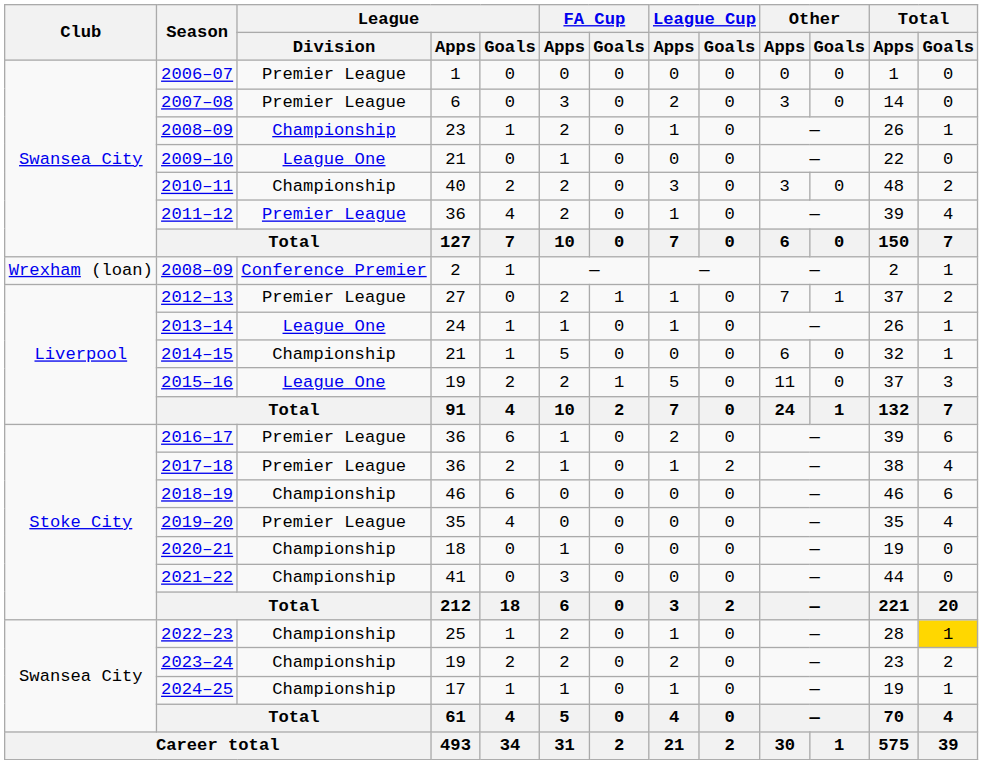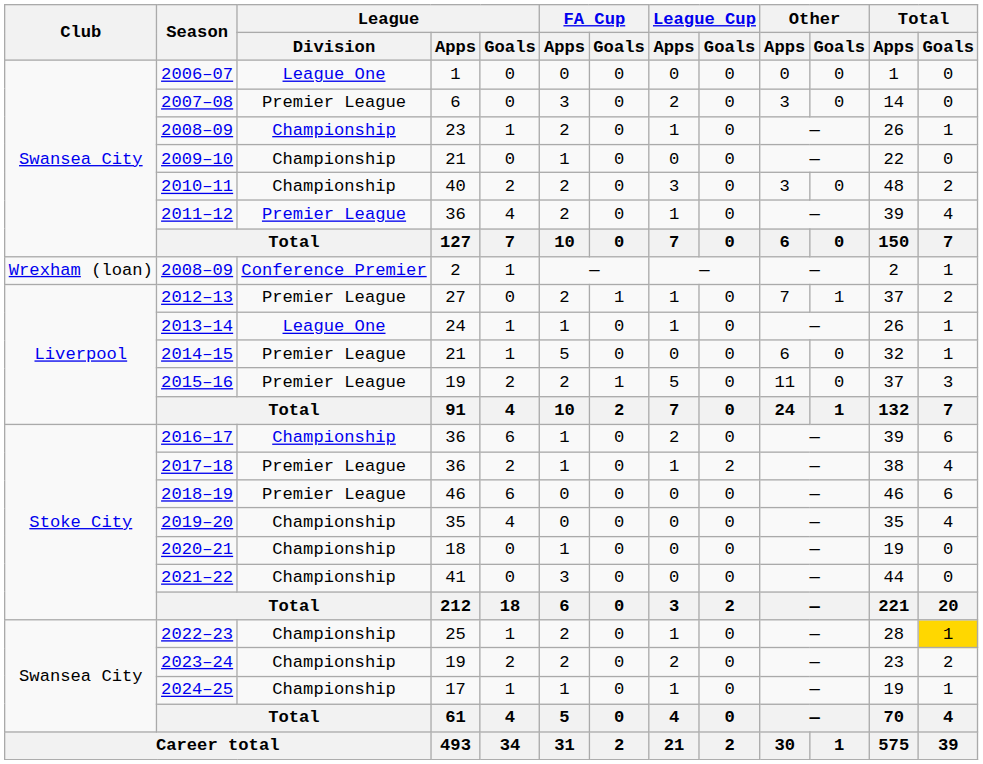(334, 75) Premier League -> (334, 75) League One
(334, 158) League One -> (334, 158) Championship
(334, 354) Championship -> (334, 354) Premier League
(334, 382) League One -> (334, 382) Premier League
(334, 438) Premier League -> (334, 438) Championship
(334, 494) Championship -> (334, 494) Premier League
(334, 522) Premier League -> (334, 522) Championship
